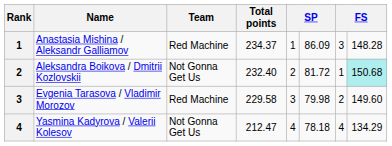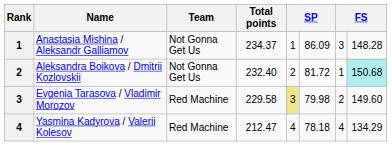(199, 45) Red Machine -> (193, 45) Not Gonna Get Us
(293, 100) no background -> (293, 100) khaki background
(193, 127) Not Gonna Get Us -> (199, 127) Red Machine
